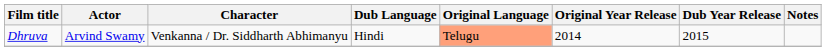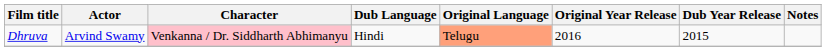(249, 35) no background -> (249, 35) pink background
(568, 35) 2014 -> (568, 35) 2016
